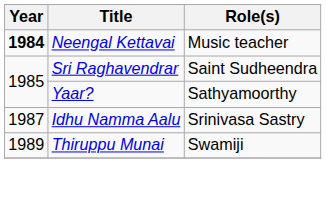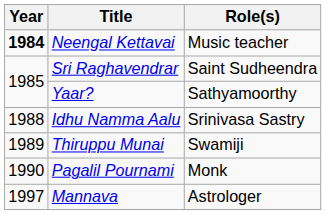(26, 119) 1987 -> (26, 119) 1988
+ row: (113, 171)
+ row: (85, 196)
